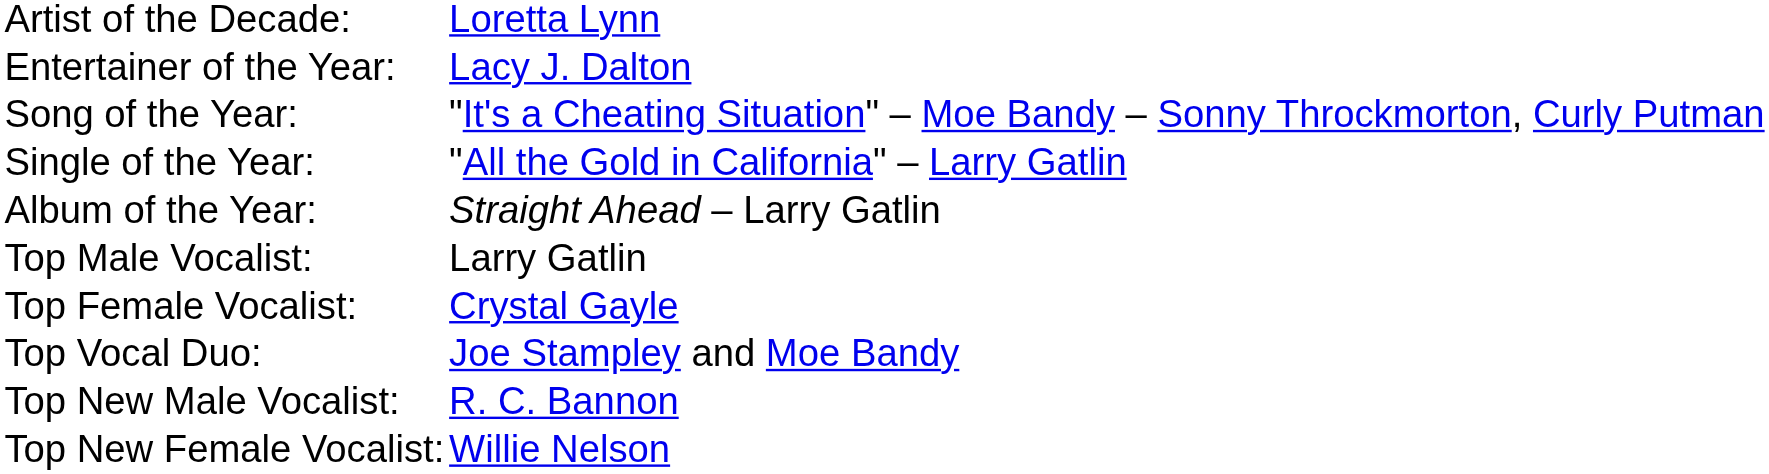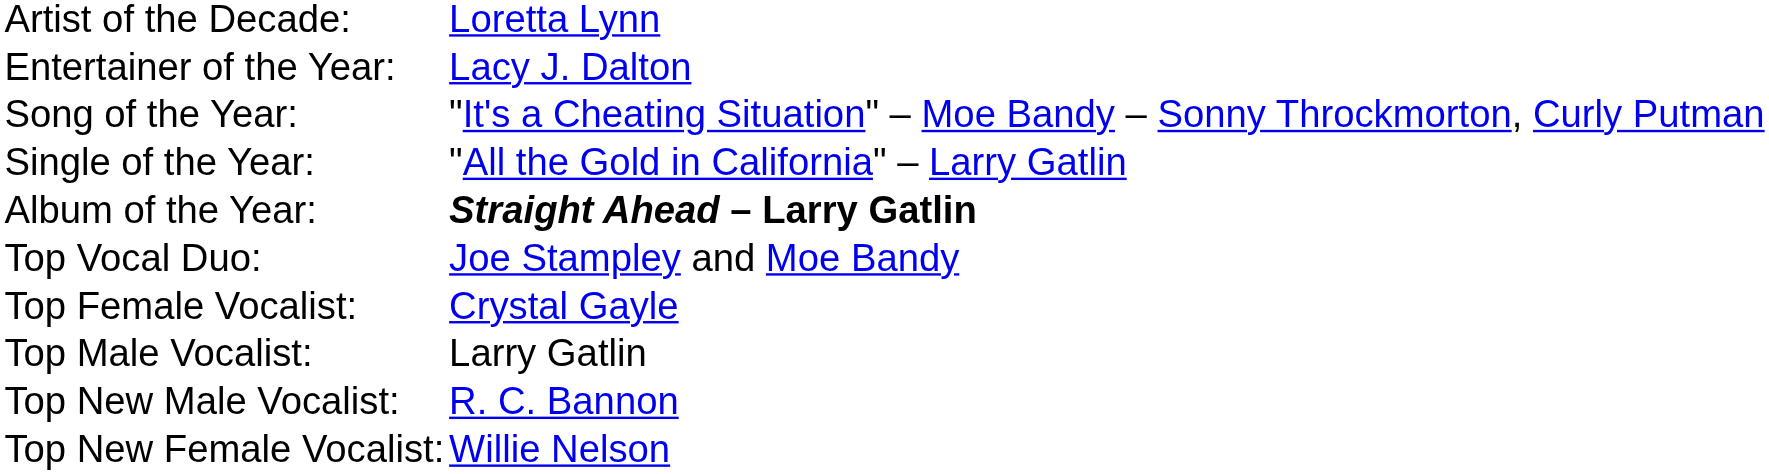(695, 210) normal -> (713, 210) bold
rows swapped: (158, 258) <-> (133, 353)
